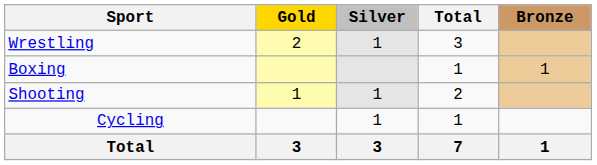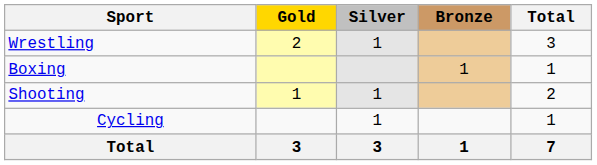columns swapped: (545, 18) <-> (458, 18)
